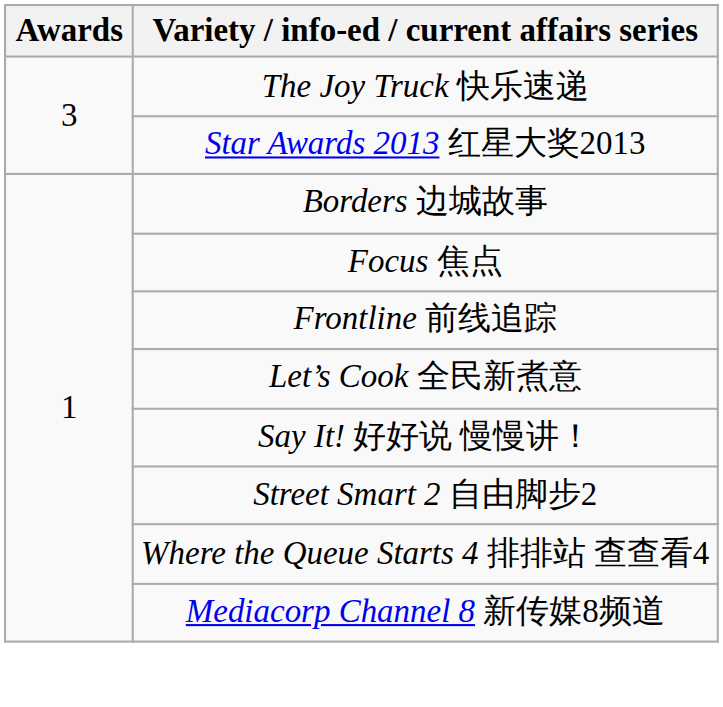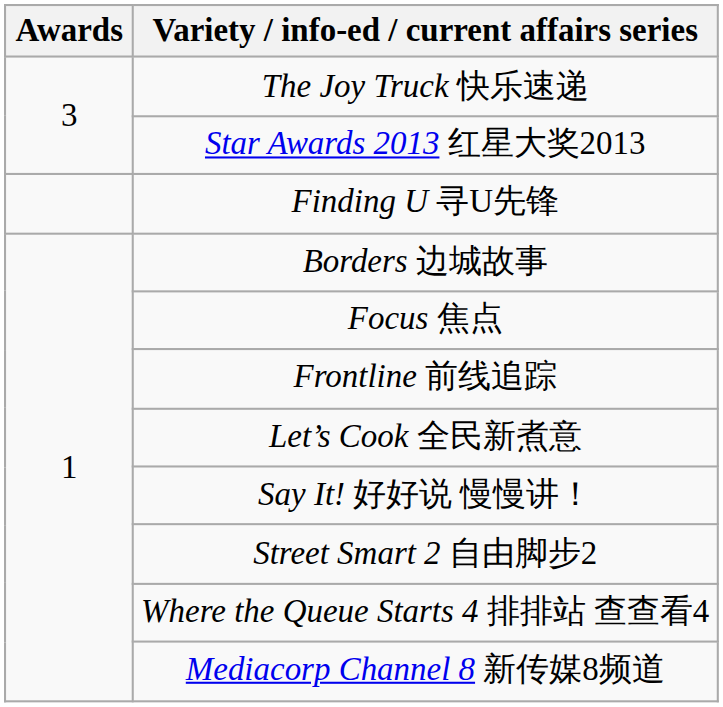+ row: (425, 201)
